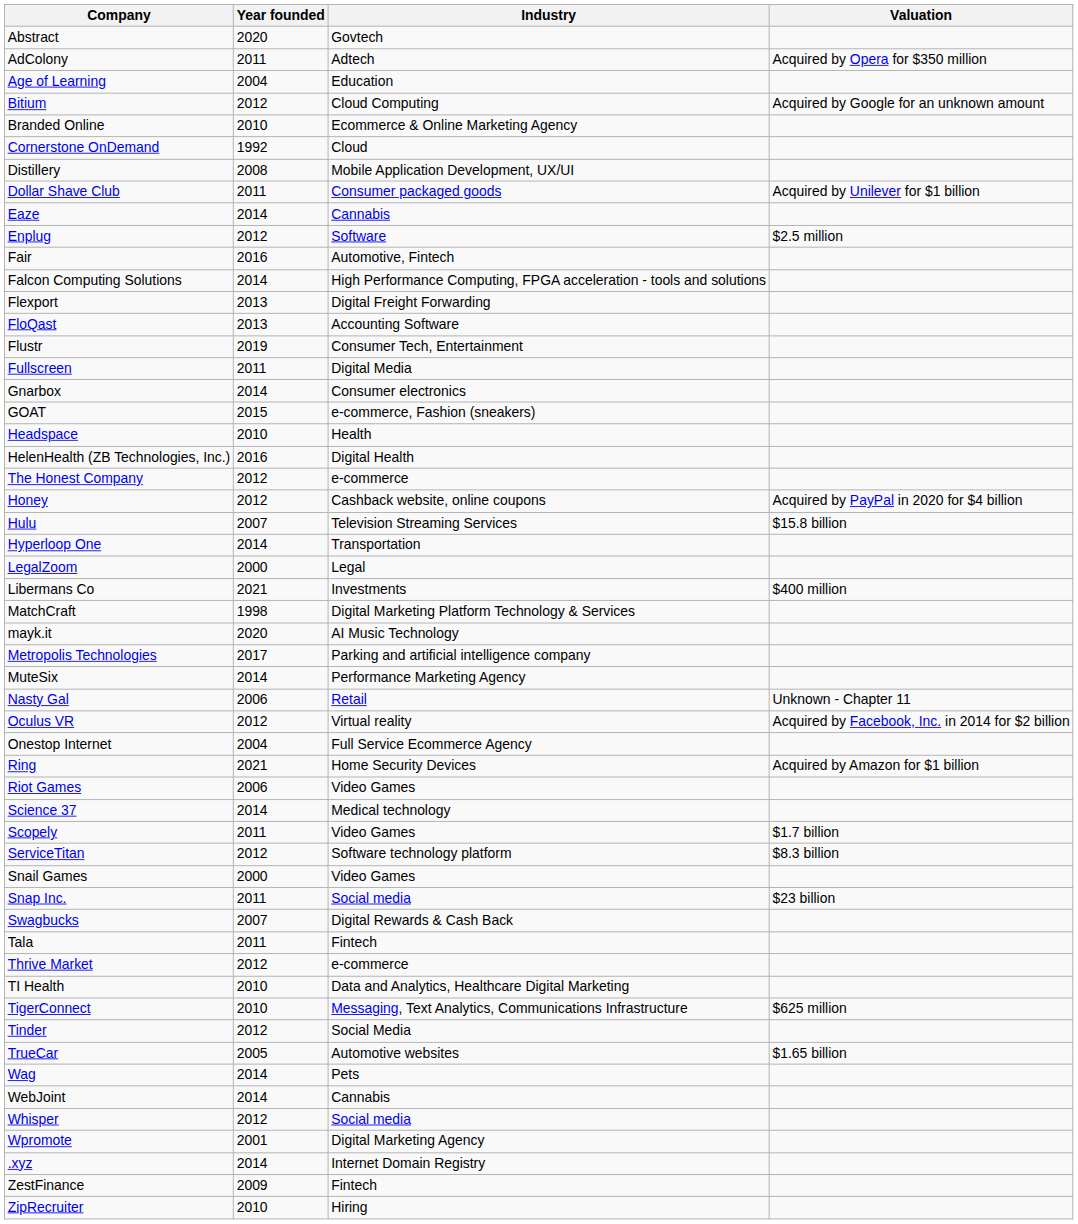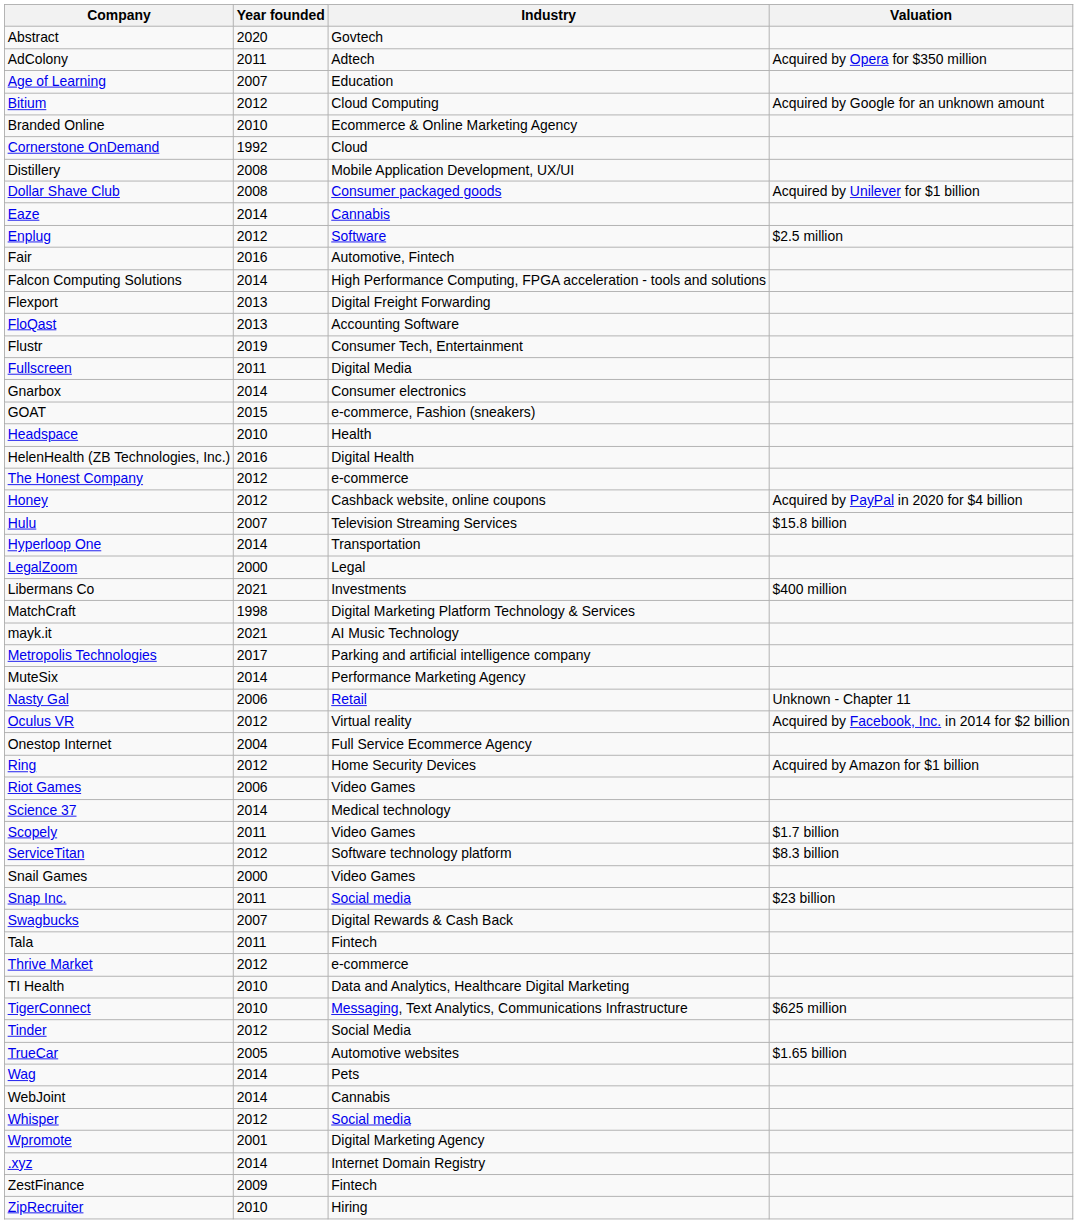(252, 81) 2004 -> (252, 81) 2007
(252, 192) 2011 -> (252, 192) 2008
(252, 633) 2020 -> (252, 633) 2021
(252, 766) 2021 -> (252, 766) 2012
